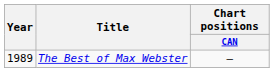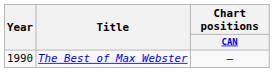(20, 58) 1989 -> (20, 58) 1990
